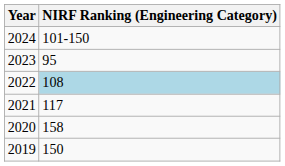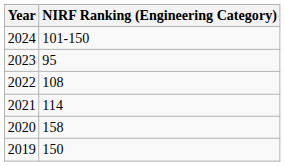(53, 82) lightblue background -> (53, 82) no background
(53, 104) 117 -> (53, 104) 114
